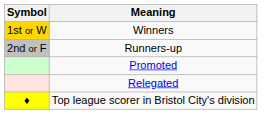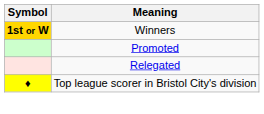(27, 30) normal -> (28, 30) bold
- row: (153, 48)
